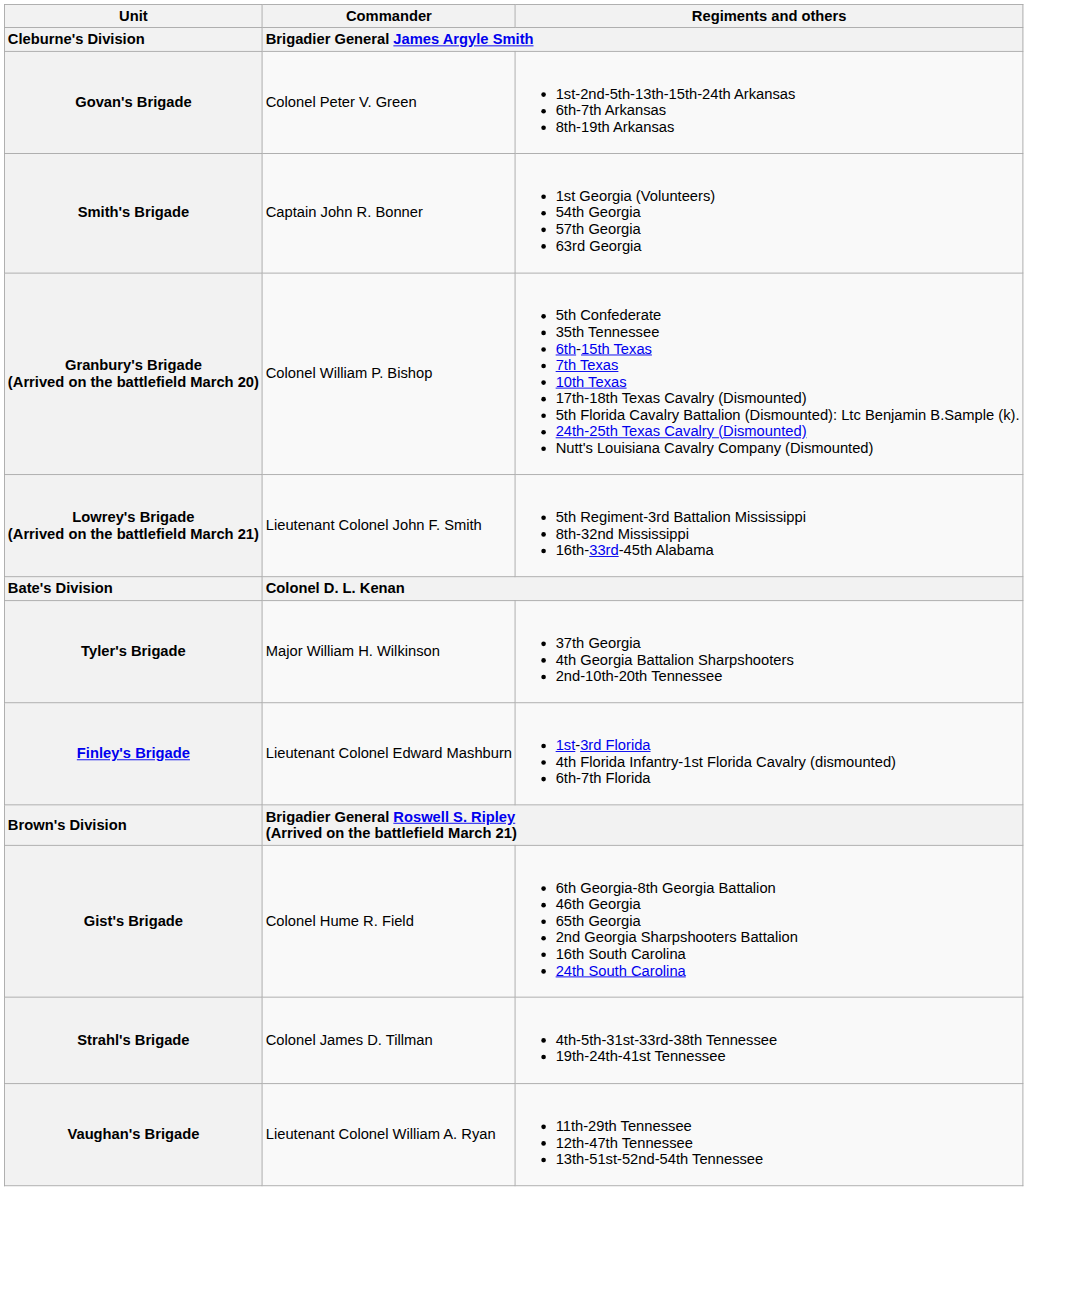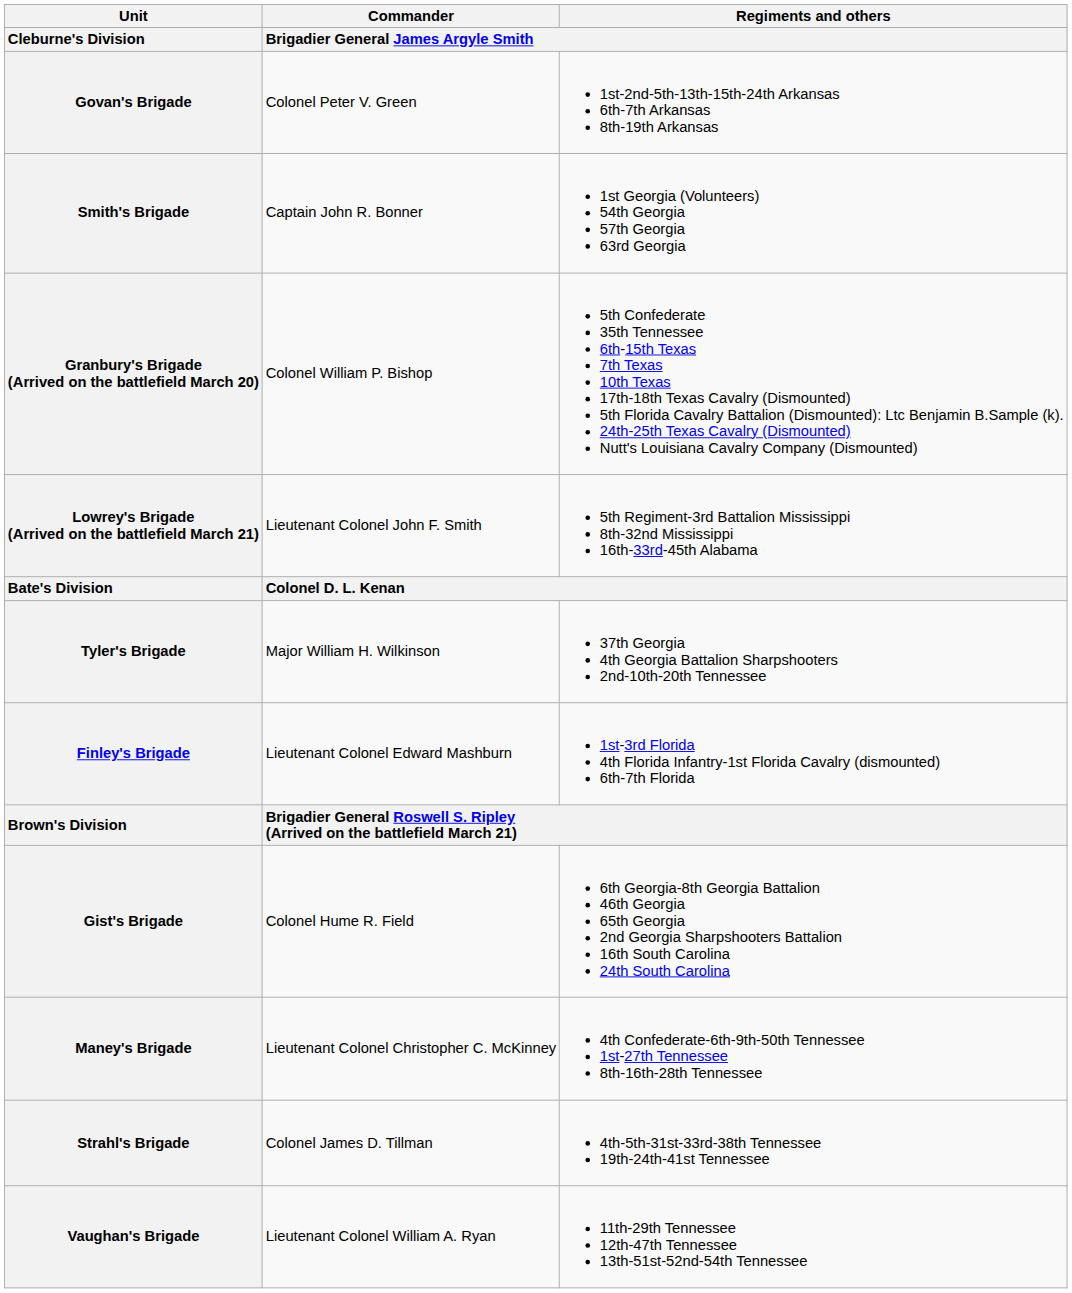+ row: (133, 1048)
